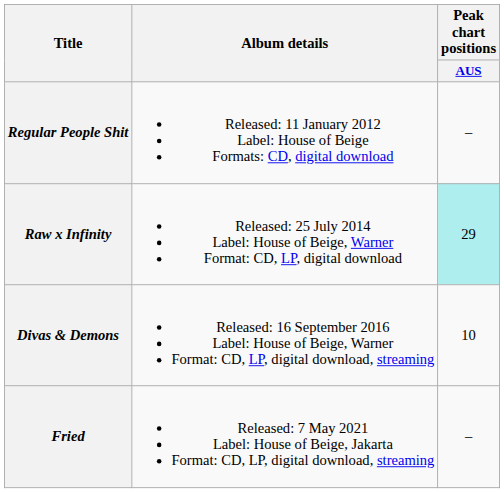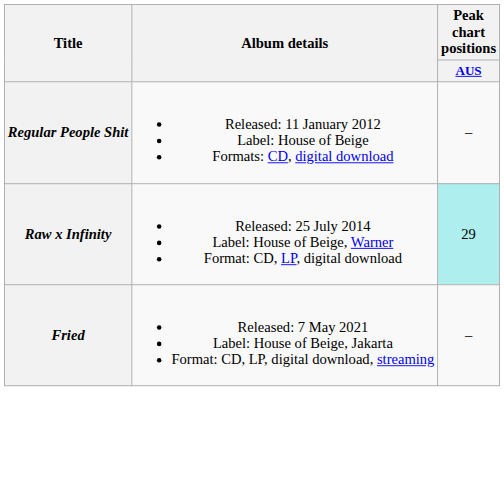- row: (68, 335)
